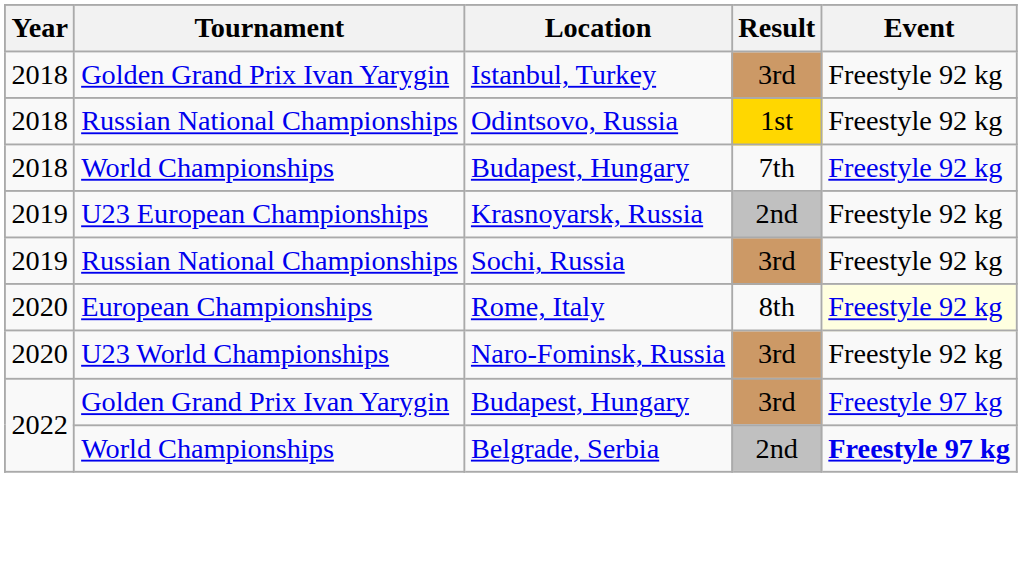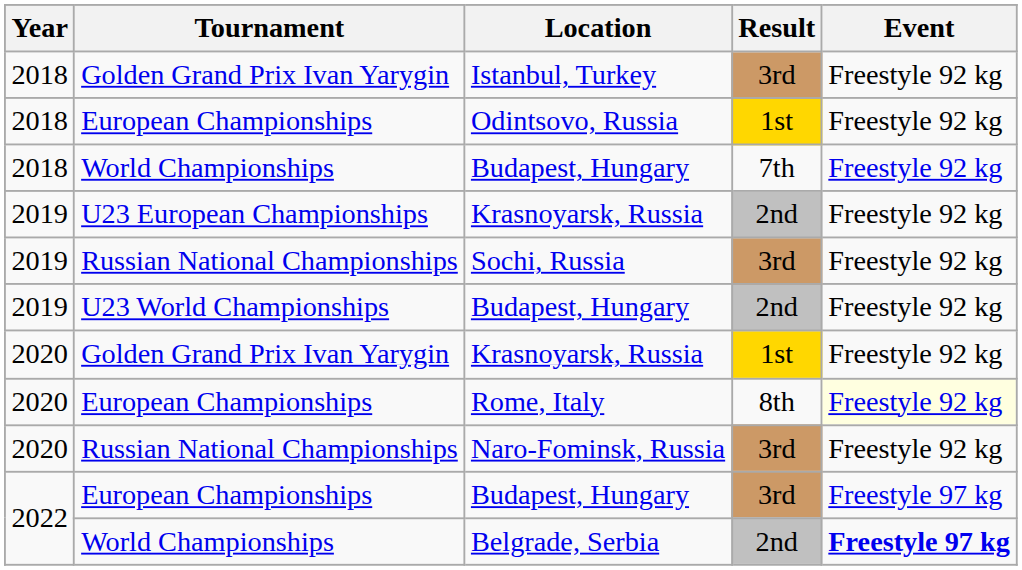(269, 121) Russian National Championships -> (227, 121) European Championships
+ row: (580, 307)
+ row: (587, 354)
(235, 354) U23 World Championships -> (269, 447) Russian National Championships
(265, 400) Golden Grand Prix Ivan Yarygin -> (227, 494) European Championships
